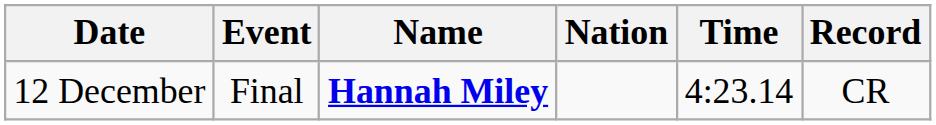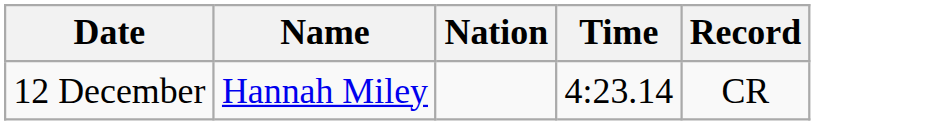- column: (267, 32)
(438, 89) bold -> (325, 89) normal
